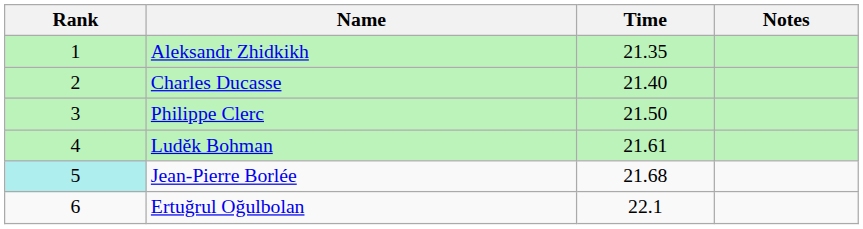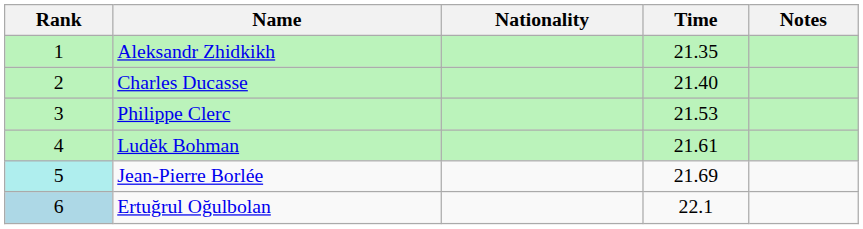+ column: (542, 20)
(645, 113) 21.50 -> (696, 113) 21.53
(645, 176) 21.68 -> (696, 176) 21.69
(75, 207) no background -> (59, 207) lightblue background
